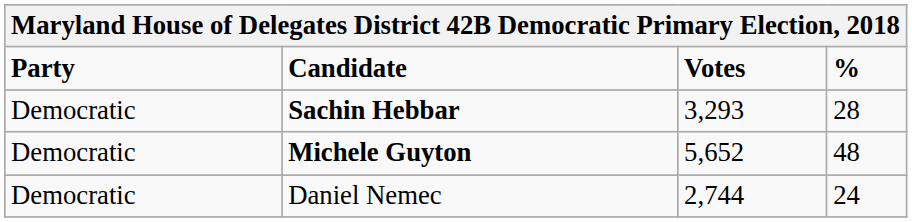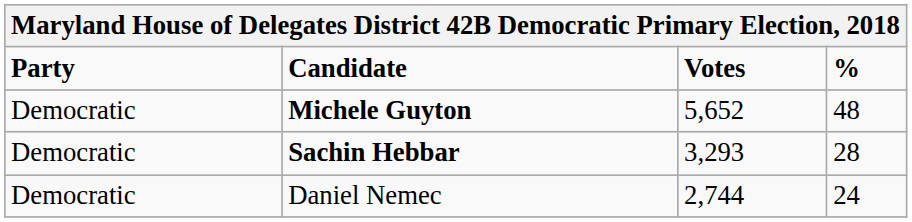rows swapped: (380, 152) <-> (374, 110)
